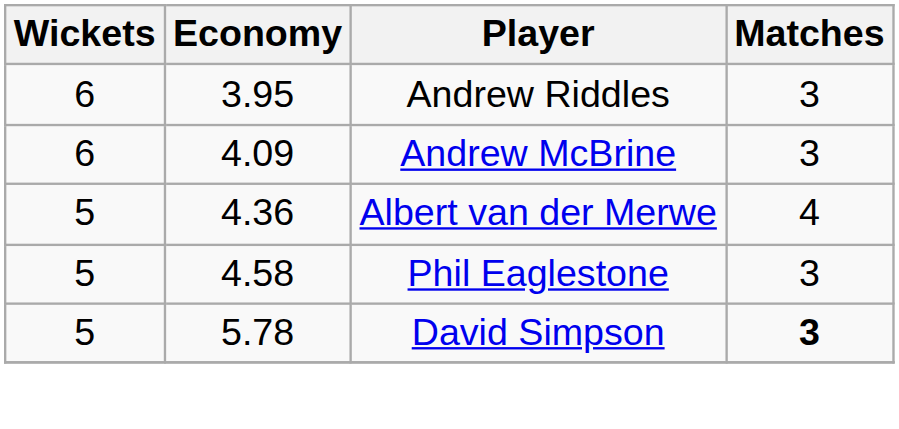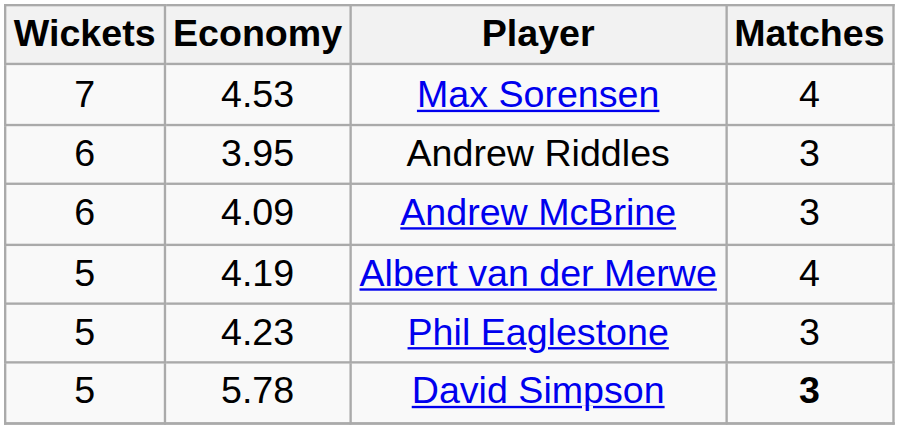+ row: (538, 93)
(258, 213) 4.36 -> (258, 272) 4.19
(258, 272) 4.58 -> (258, 332) 4.23
